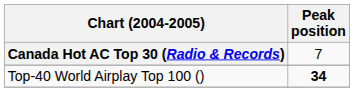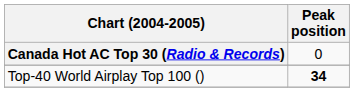(318, 53) 7 -> (318, 53) 0
